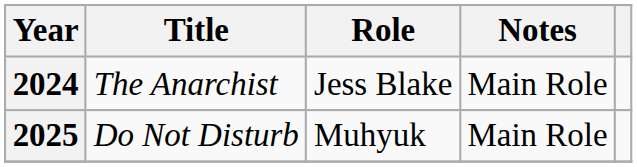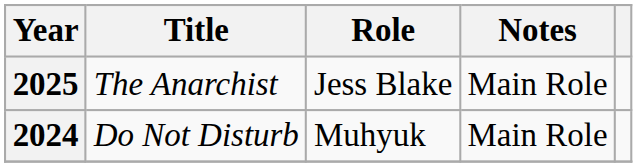(46, 82) 2024 -> (46, 82) 2025
(46, 135) 2025 -> (46, 135) 2024
